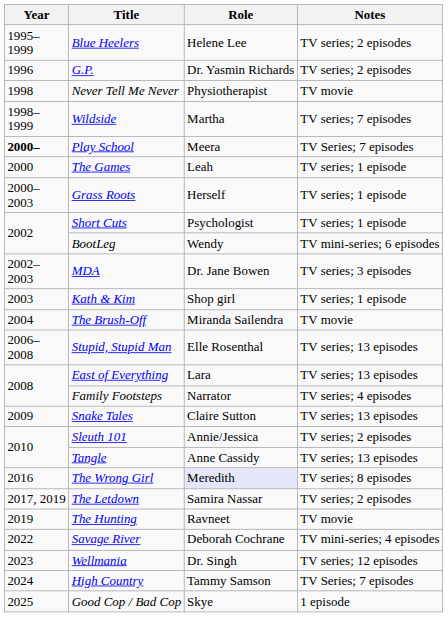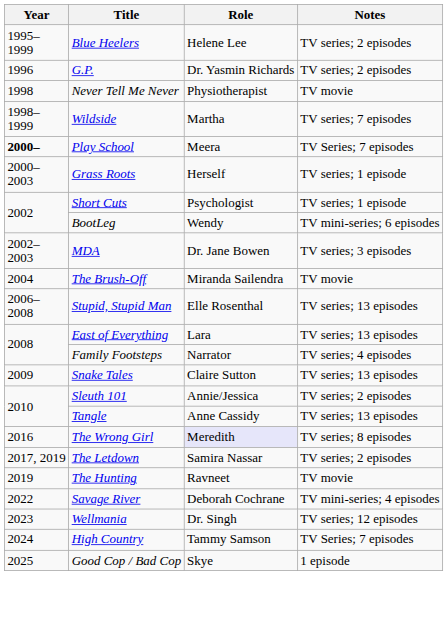- row: (101, 167)
- row: (103, 299)
